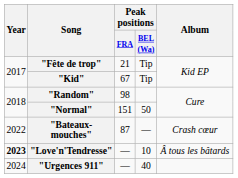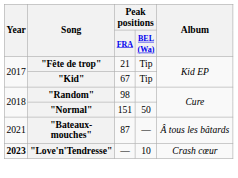(16, 130) 2022 -> (16, 130) 2021
(195, 130) Crash cœur -> (195, 130) Â tous les bâtards
(195, 151) Â tous les bâtards -> (195, 151) Crash cœur
- row: (71, 166)
